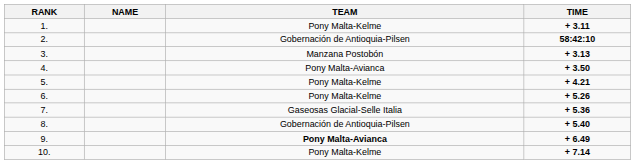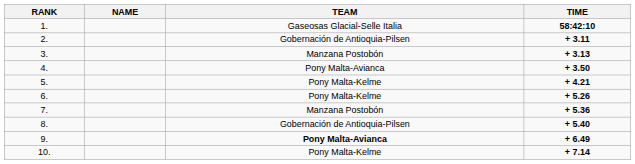(345, 26) Pony Malta-Kelme -> (345, 26) Gaseosas Glacial-Selle Italia
(577, 26) + 3.11 -> (577, 26) 58:42:10
(577, 40) 58:42:10 -> (577, 40) + 3.11
(345, 110) Gaseosas Glacial-Selle Italia -> (345, 110) Manzana Postobón
